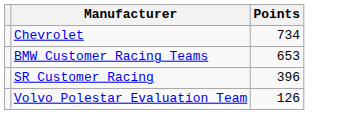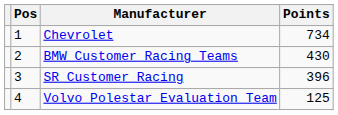+ column: (26, 15)
(288, 57) 653 -> (318, 57) 430
(288, 99) 126 -> (318, 99) 125
